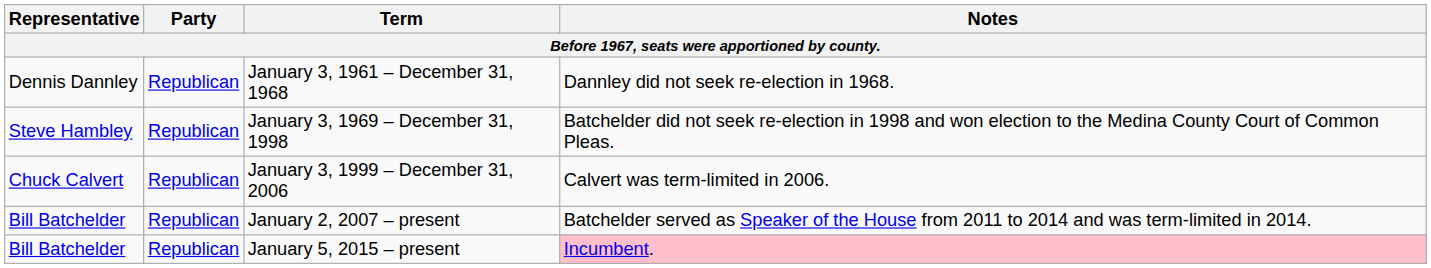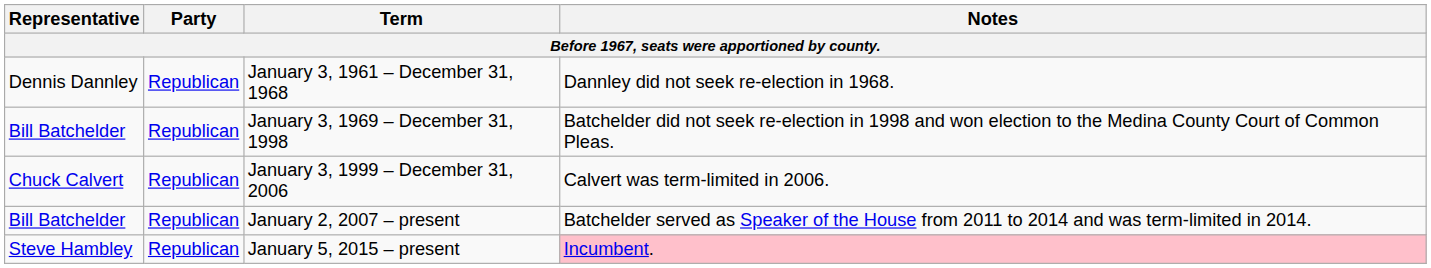(71, 131) Steve Hambley -> (67, 131) Bill Batchelder
(67, 249) Bill Batchelder -> (71, 249) Steve Hambley
